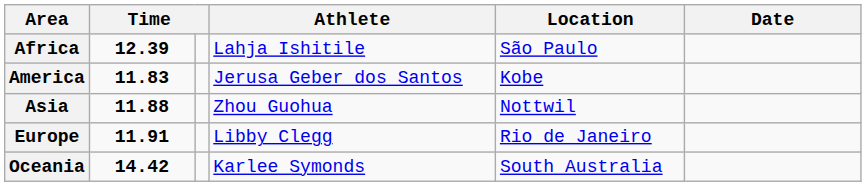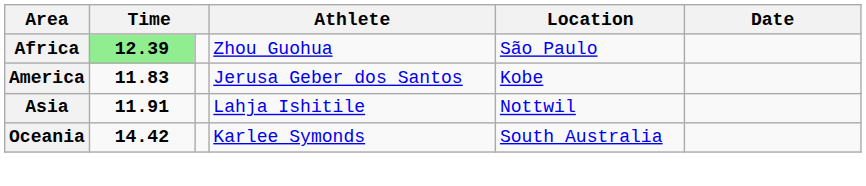(142, 49) no background -> (142, 49) lightgreen background
(289, 49) Lahja Ishitile -> (273, 49) Zhou Guohua
(142, 108) 11.88 -> (142, 108) 11.91
(273, 108) Zhou Guohua -> (289, 108) Lahja Ishitile
- row: (47, 137)
